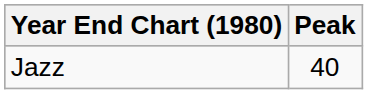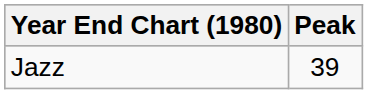(325, 66) 40 -> (325, 66) 39
